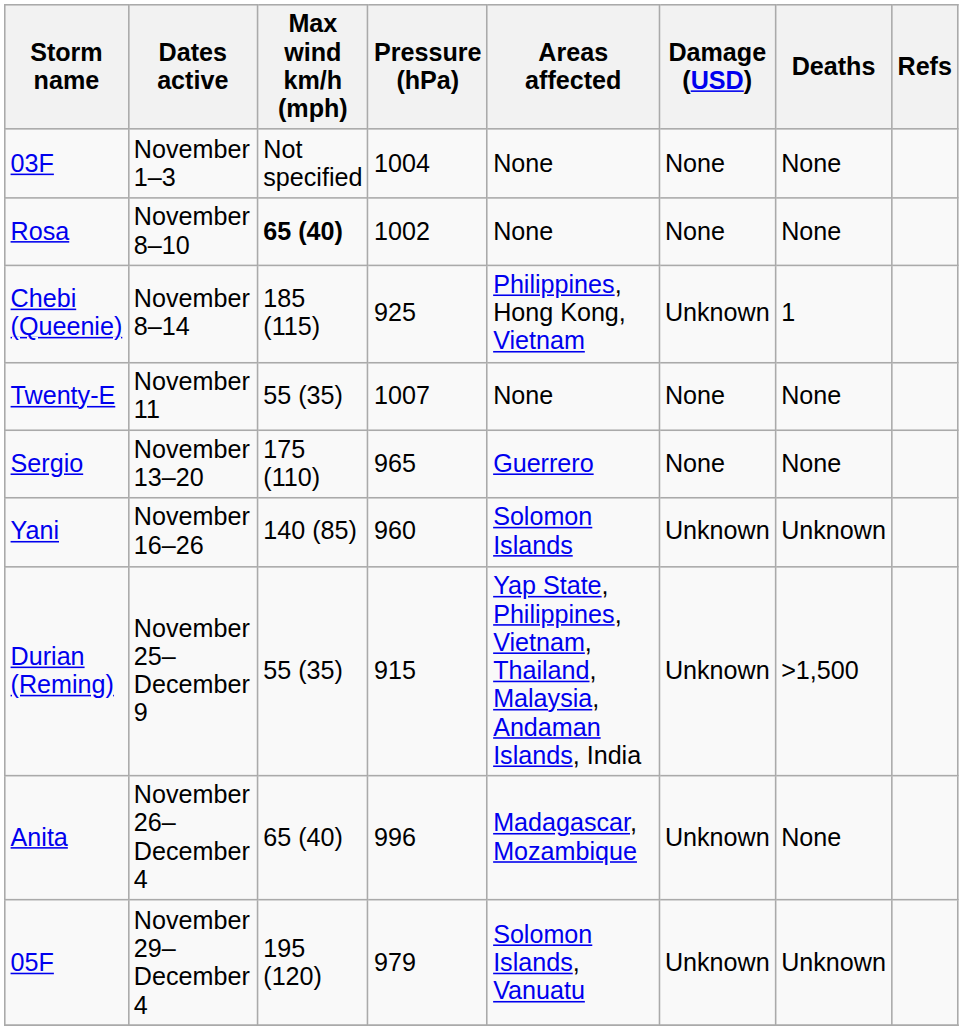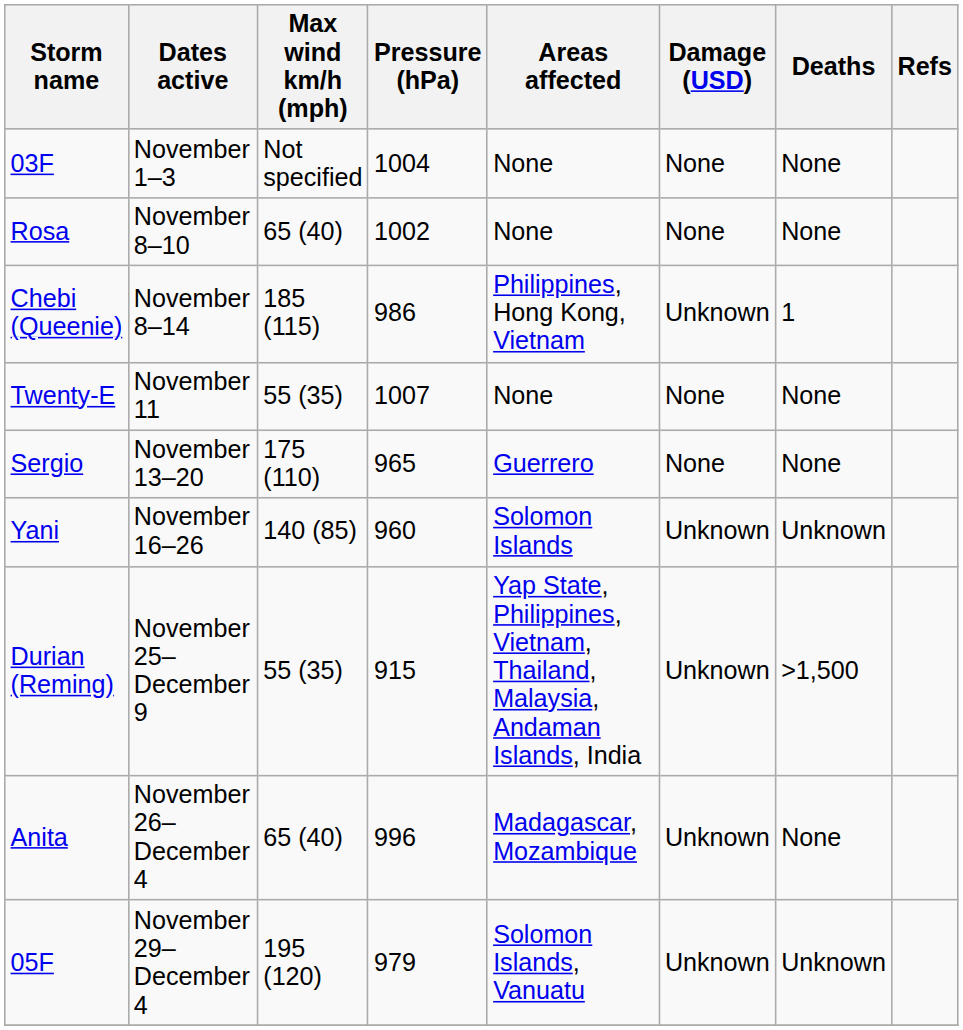(303, 231) bold -> (303, 231) normal
(395, 313) 925 -> (395, 313) 986
